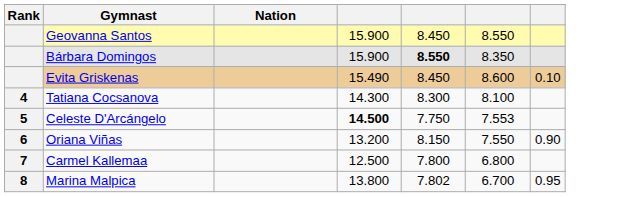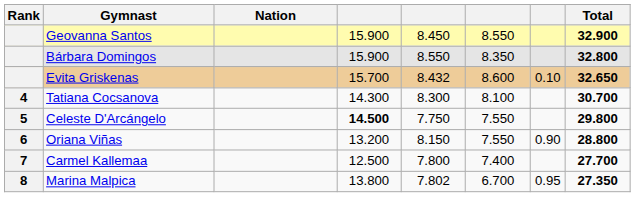+ column: (598, 14)
(433, 56) bold -> (433, 56) normal
(369, 77) 15.490 -> (369, 77) 15.700
(433, 77) 8.450 -> (433, 77) 8.432
(498, 118) 7.553 -> (498, 118) 7.550
(498, 160) 6.800 -> (498, 160) 7.400
